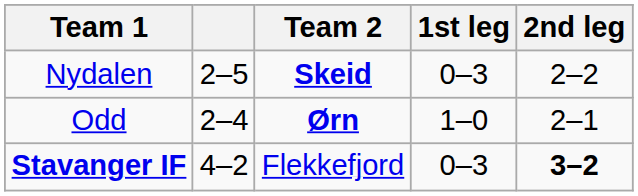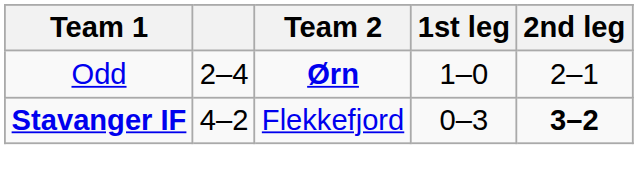- row: (99, 73)
